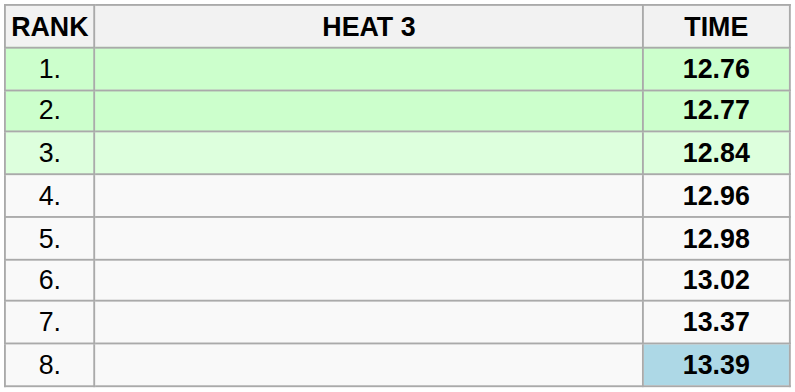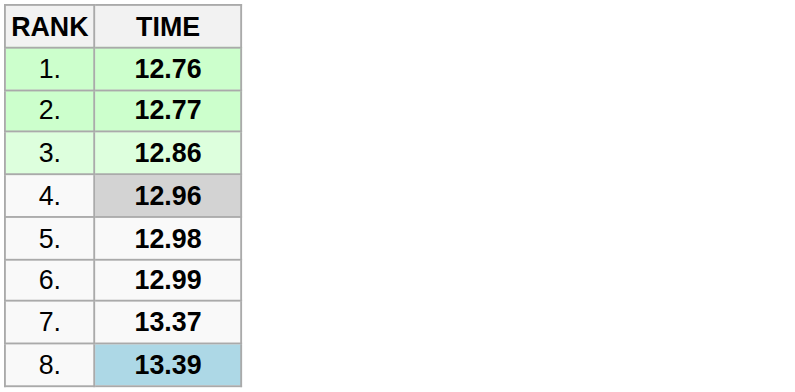- column: (369, 26)
(716, 153) 12.84 -> (168, 153) 12.86
(716, 196) no background -> (168, 196) lightgrey background
(716, 280) 13.02 -> (168, 280) 12.99
